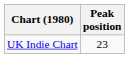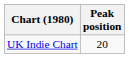(102, 44) 23 -> (102, 44) 20
